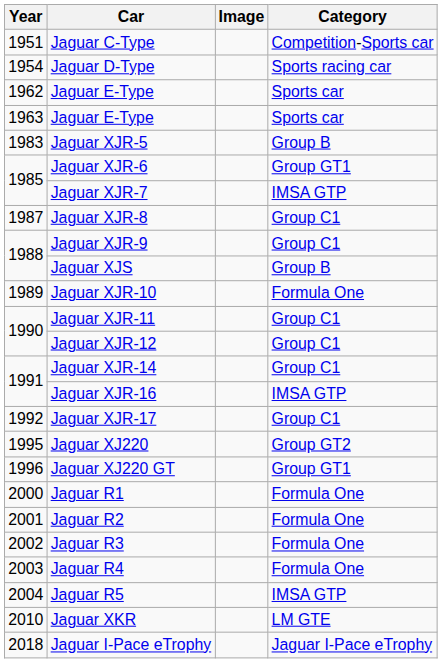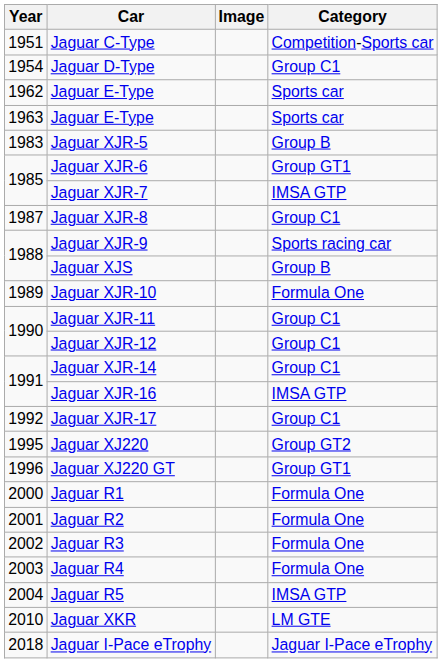(331, 67) Sports racing car -> (306, 67) Group C1
(306, 243) Group C1 -> (331, 243) Sports racing car
